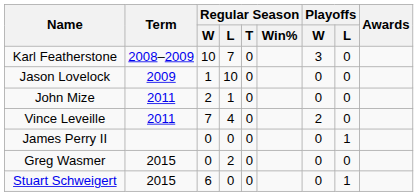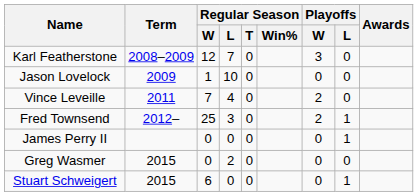(208, 56) 10 -> (208, 56) 12
- row: (65, 98)
+ row: (65, 118)
